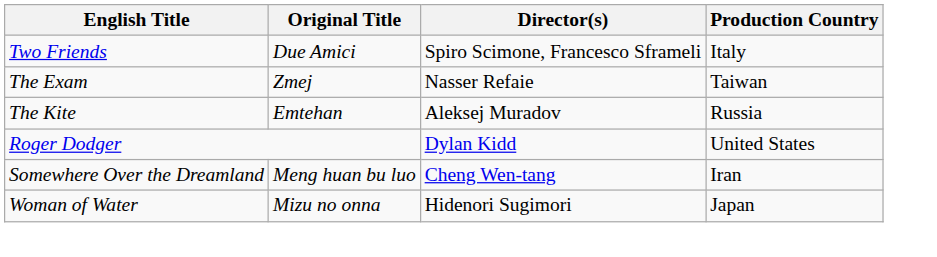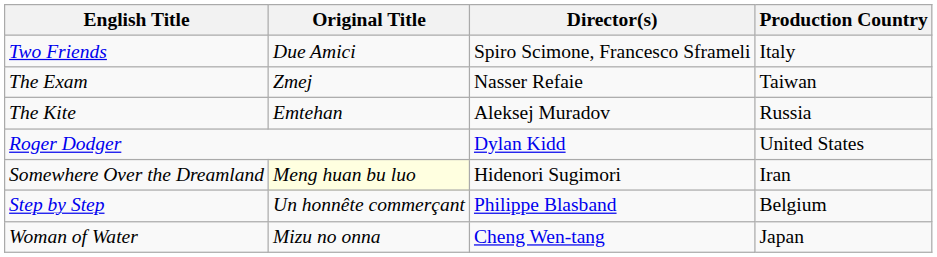(344, 174) no background -> (344, 174) lightyellow background
(490, 174) Cheng Wen-tang -> (547, 174) Hidenori Sugimori
+ row: (57, 205)
(498, 205) Hidenori Sugimori -> (539, 236) Cheng Wen-tang
